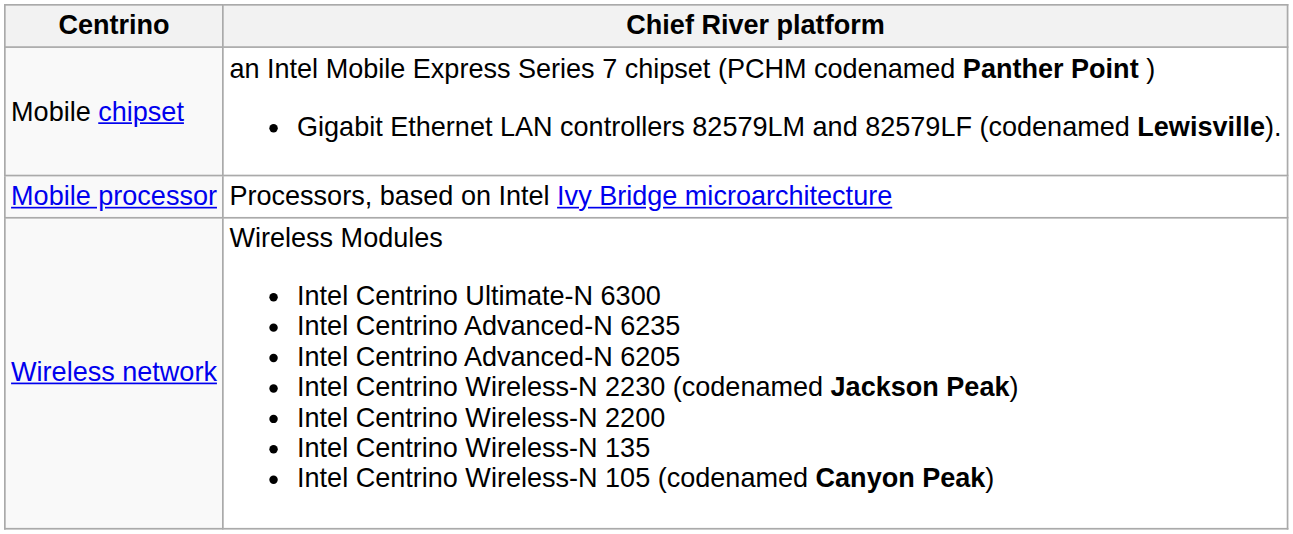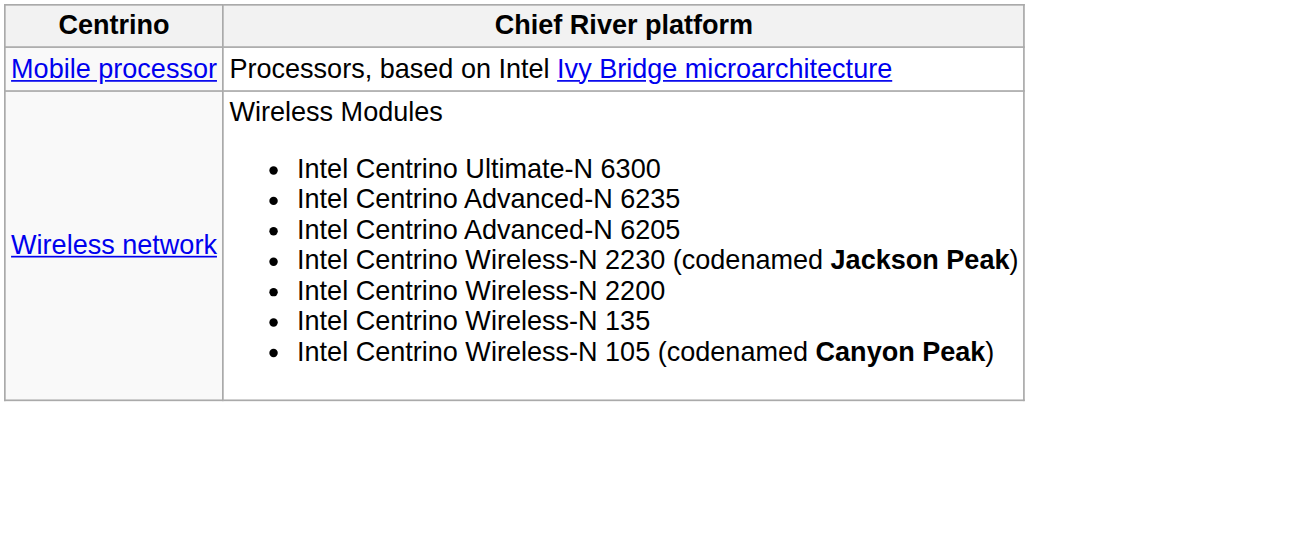- row: (98, 111)
